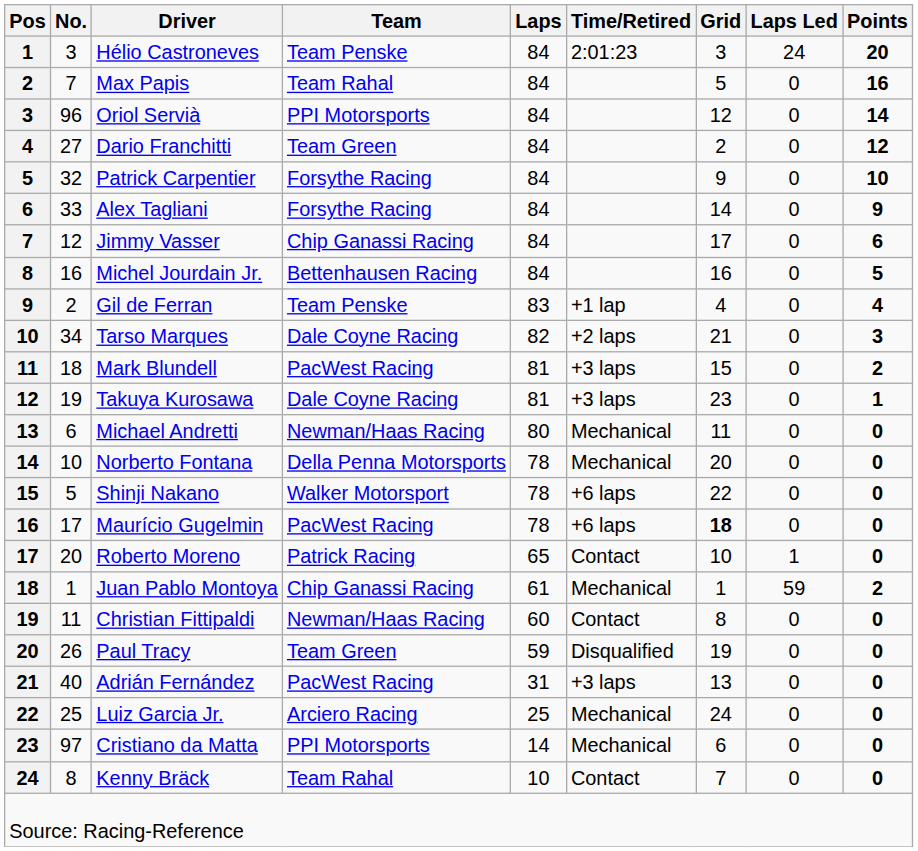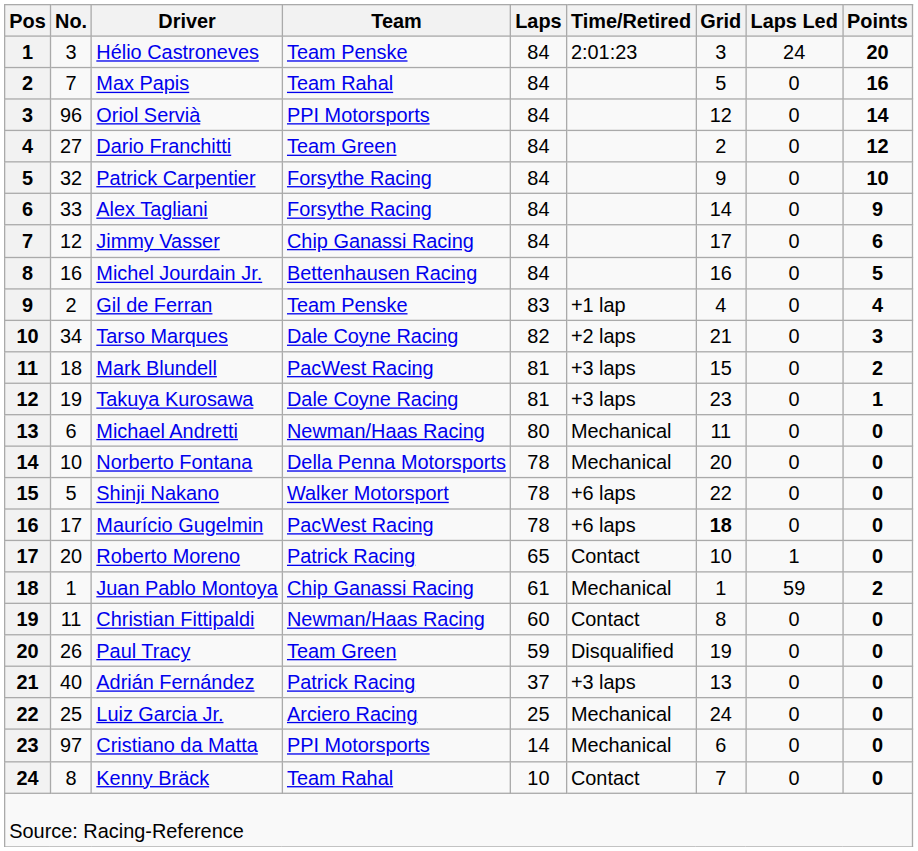(360, 683) PacWest Racing -> (351, 683) Patrick Racing
(538, 683) 31 -> (538, 683) 37
